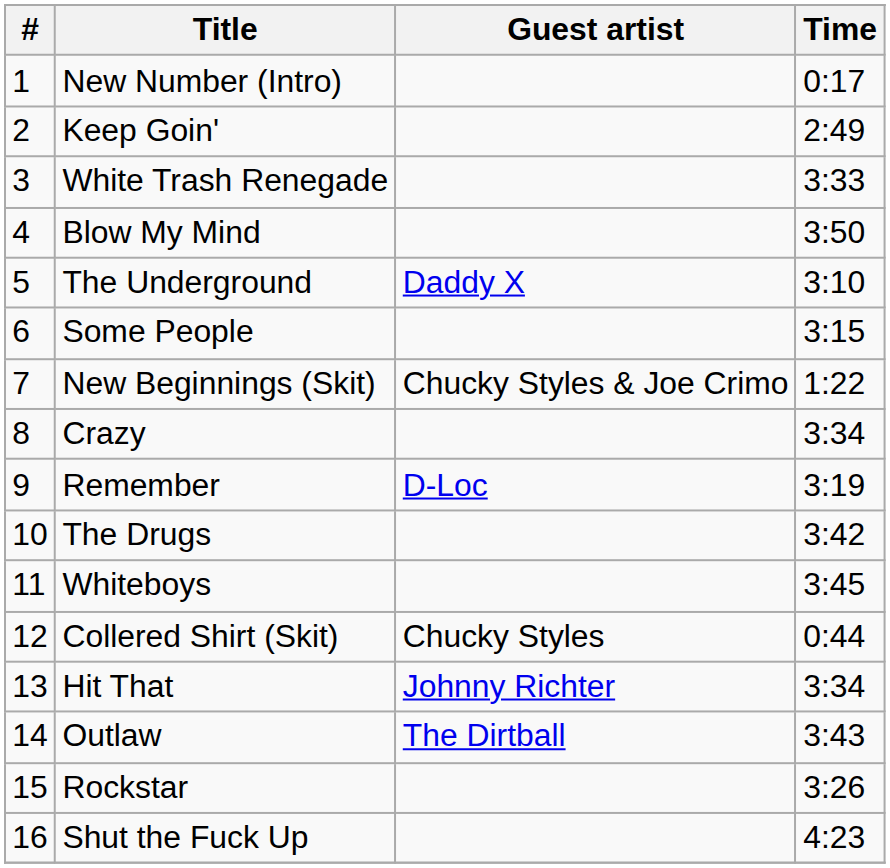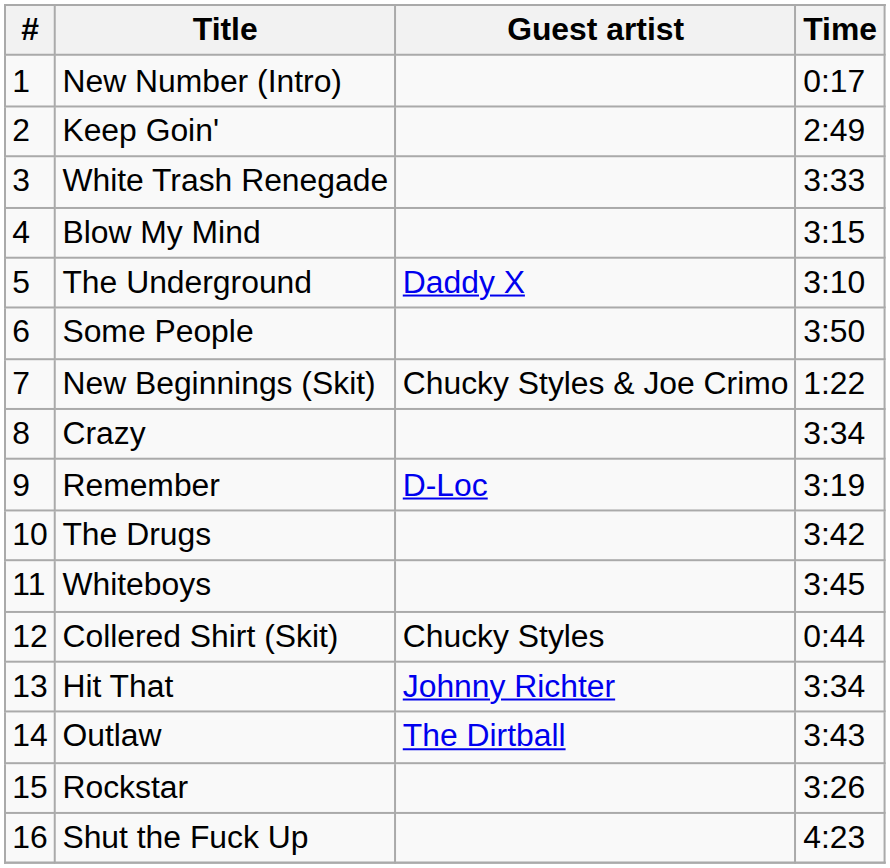(834, 231) 3:50 -> (834, 231) 3:15
(834, 332) 3:15 -> (834, 332) 3:50
